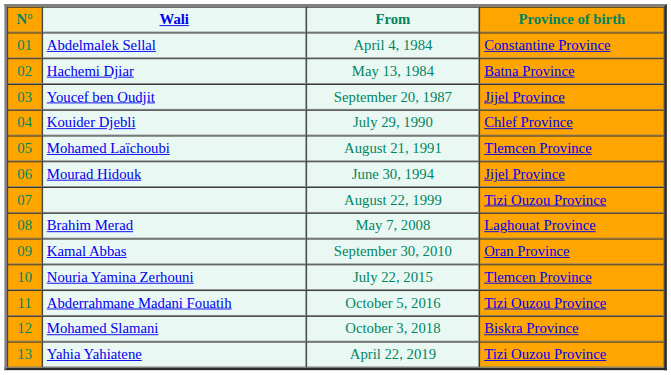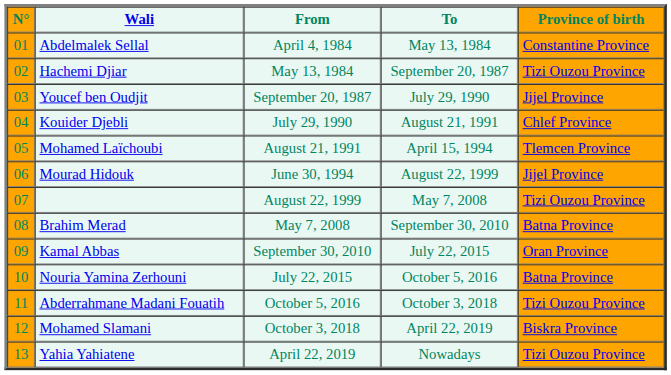+ column: (450, 19)
(529, 71) Batna Province -> (584, 71) Tizi Ouzou Province
(540, 225) Laghouat Province -> (568, 225) Batna Province
(538, 277) Tlemcen Province -> (568, 277) Batna Province
